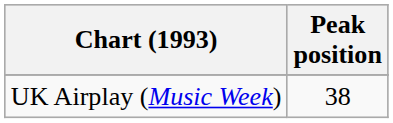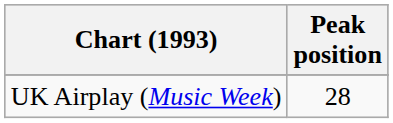(338, 95) 38 -> (338, 95) 28
